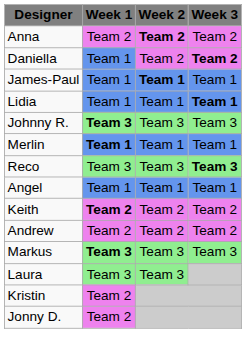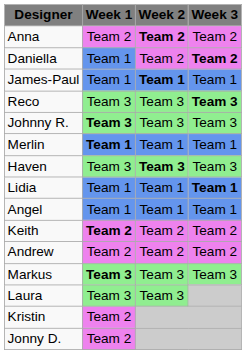rows swapped: (23, 166) <-> (22, 101)
+ row: (27, 166)
